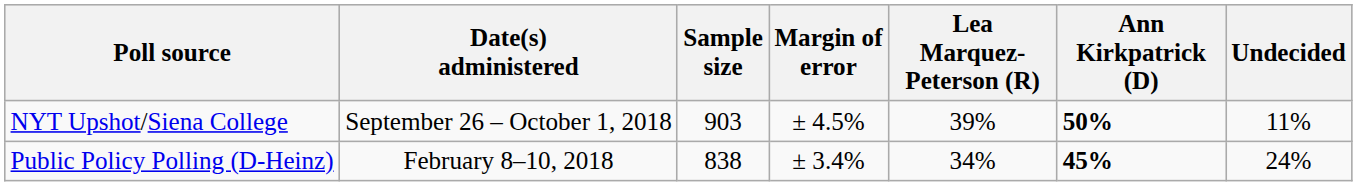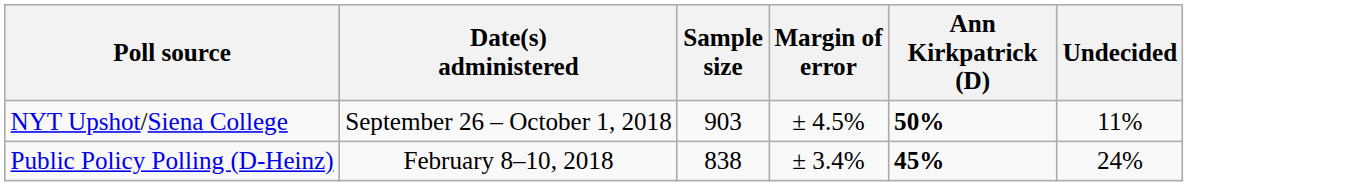- column: (973, 52)
